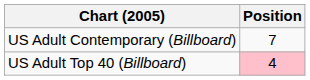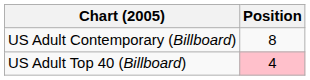(272, 39) 7 -> (272, 39) 8
